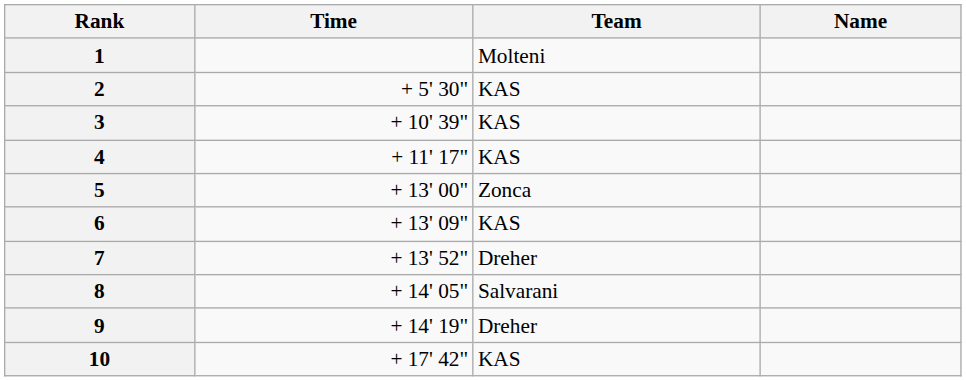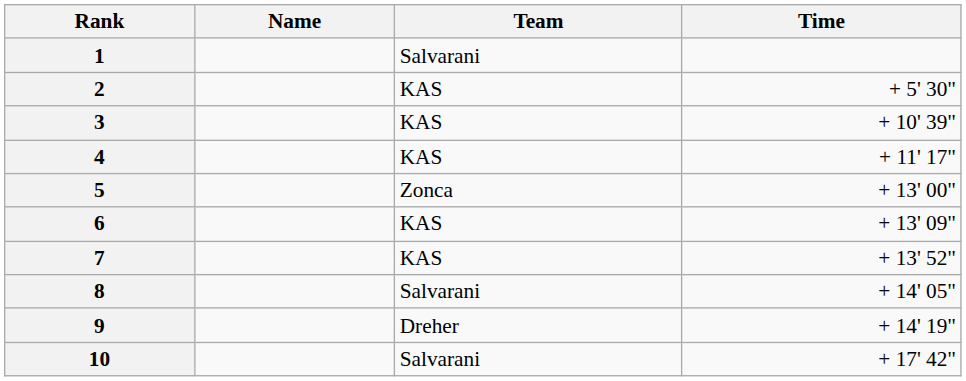columns swapped: (861, 21) <-> (334, 21)
(512, 55) Molteni -> (440, 55) Salvarani
(507, 257) Dreher -> (421, 257) KAS
(499, 358) KAS -> (440, 358) Salvarani
